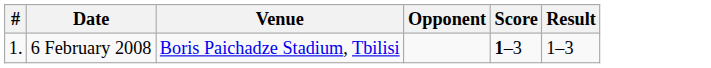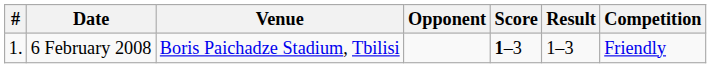+ column: (653, 18)
